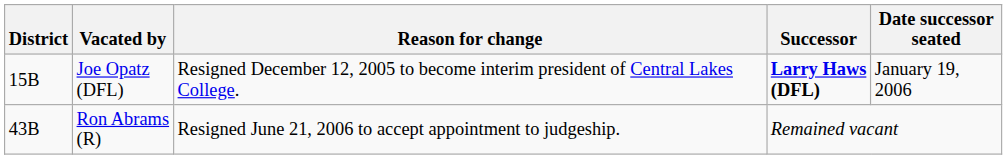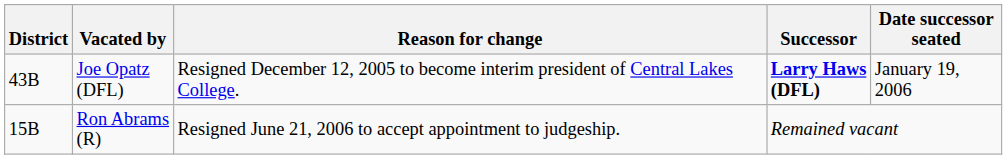(24, 79) 15B -> (24, 79) 43B
(24, 129) 43B -> (24, 129) 15B
